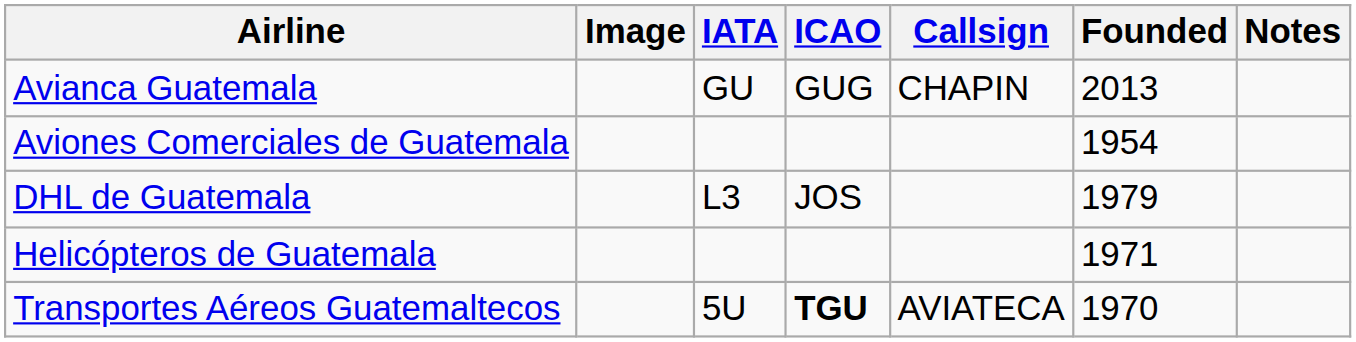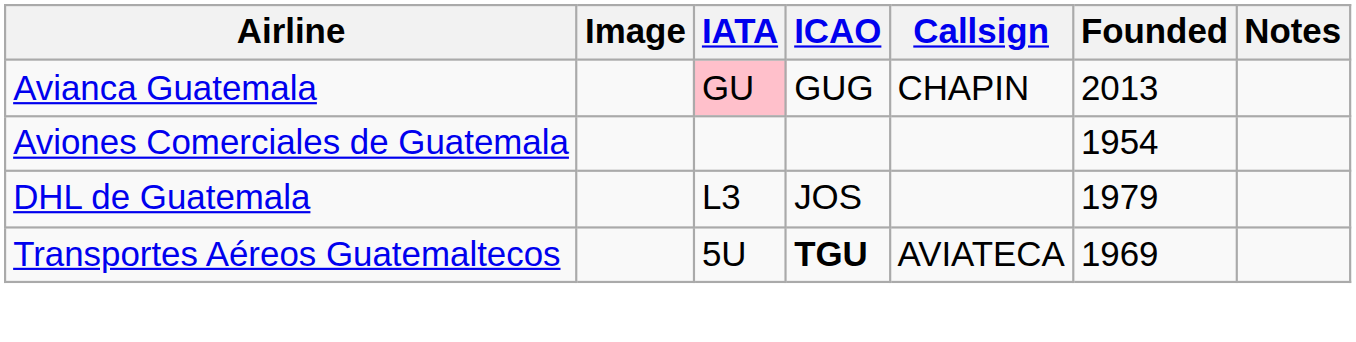(728, 87) no background -> (728, 87) pink background
- row: (224, 253)
(1120, 308) 1970 -> (1120, 253) 1969
